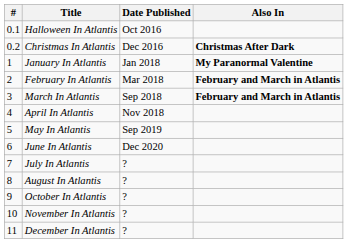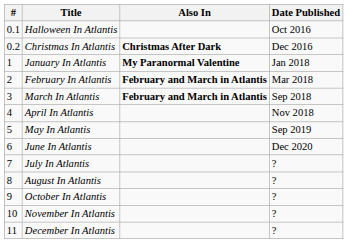columns swapped: (156, 12) <-> (268, 12)
